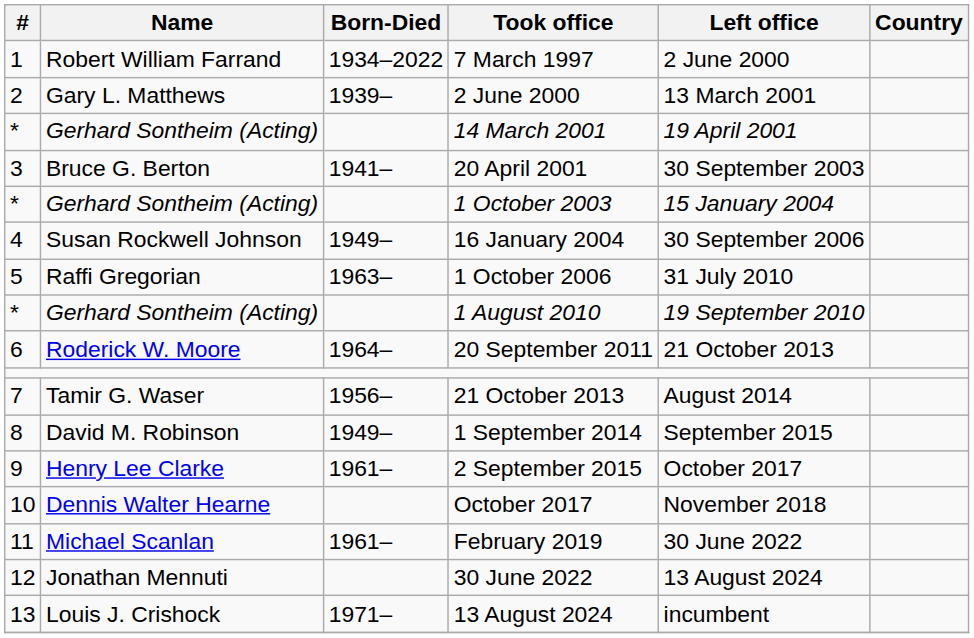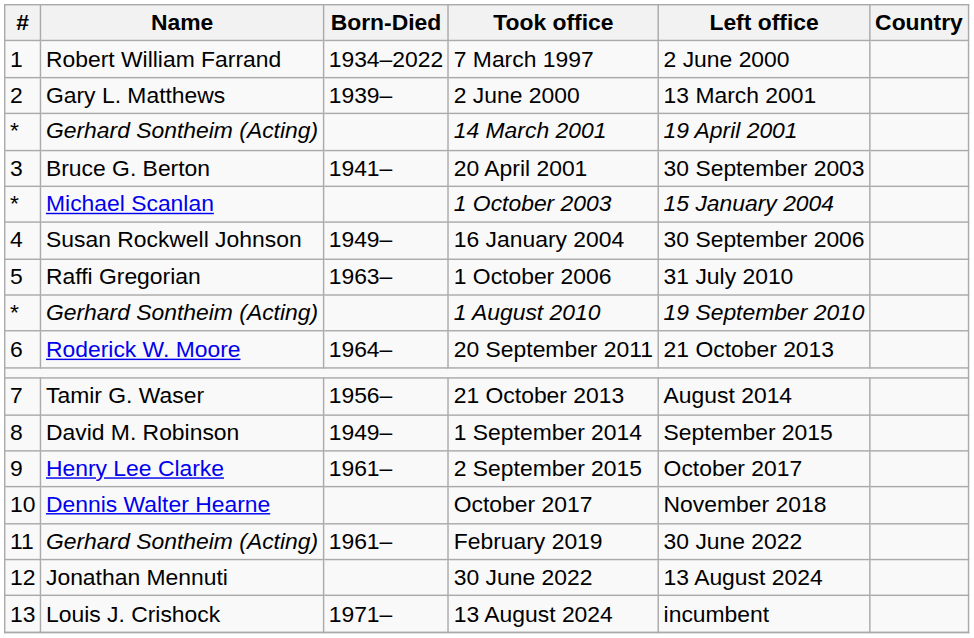(182, 204) Gerhard Sontheim (Acting) -> (130, 204) Michael Scanlan
(130, 541) Michael Scanlan -> (182, 541) Gerhard Sontheim (Acting)
